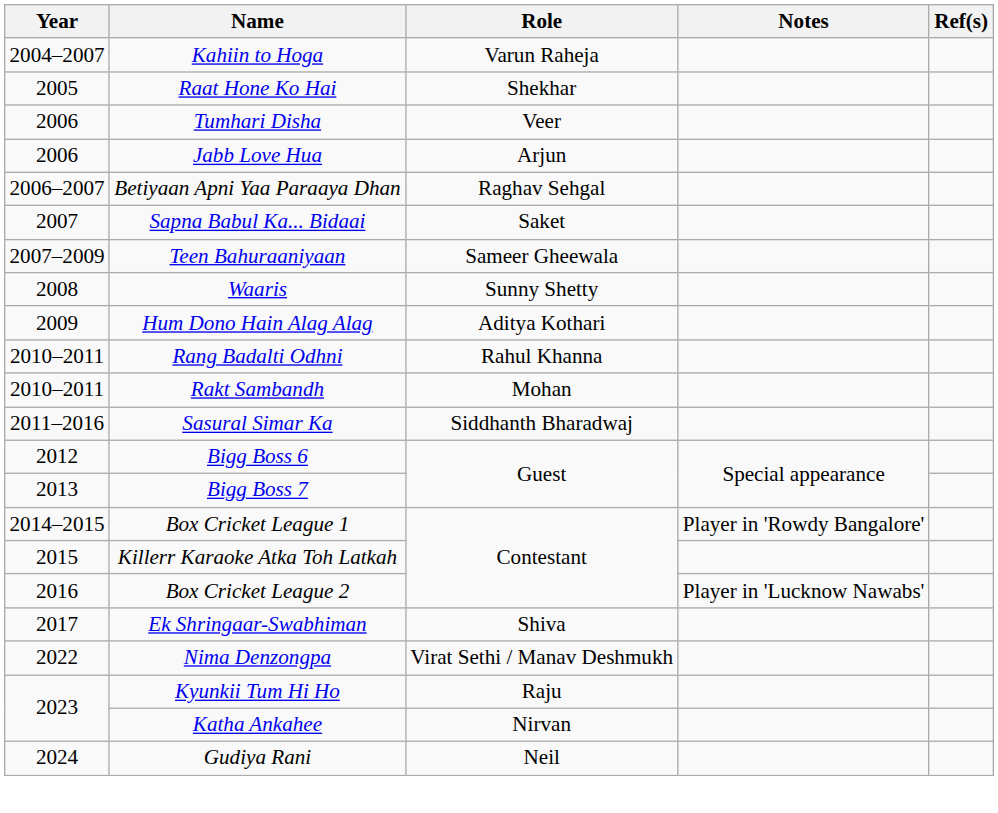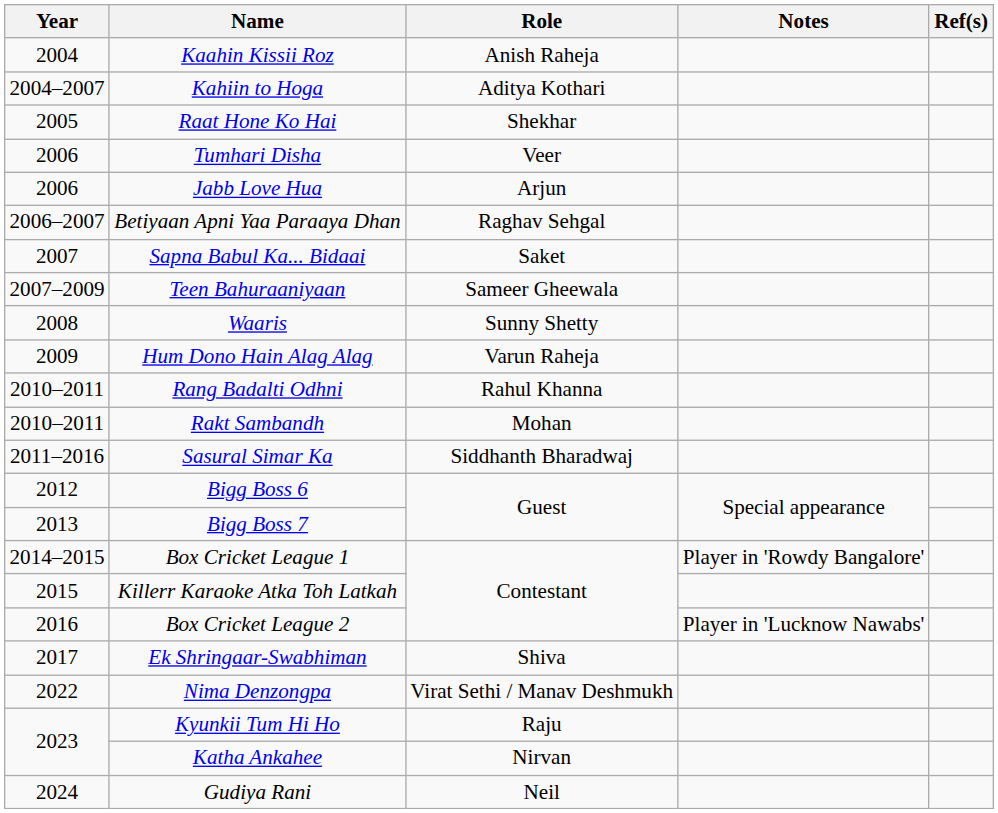+ row: (257, 54)
(542, 54) Varun Raheja -> (542, 88) Aditya Kothari
(542, 322) Aditya Kothari -> (542, 356) Varun Raheja
